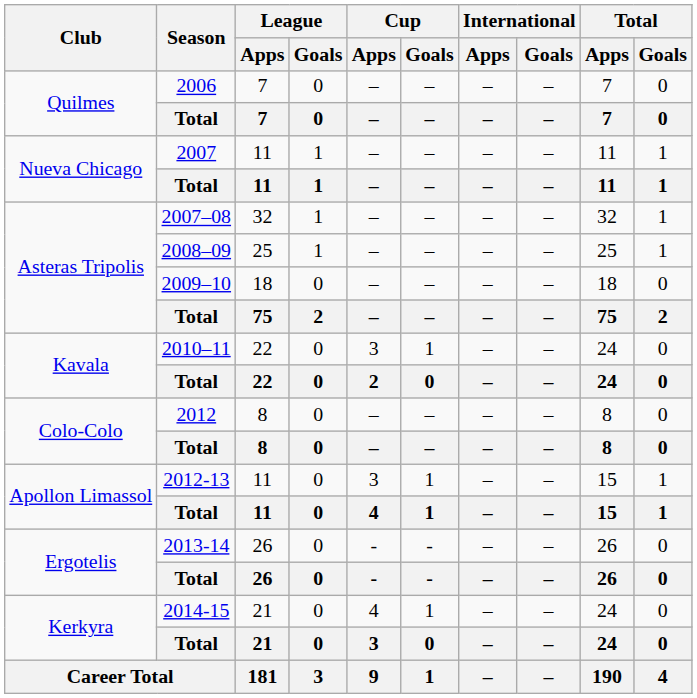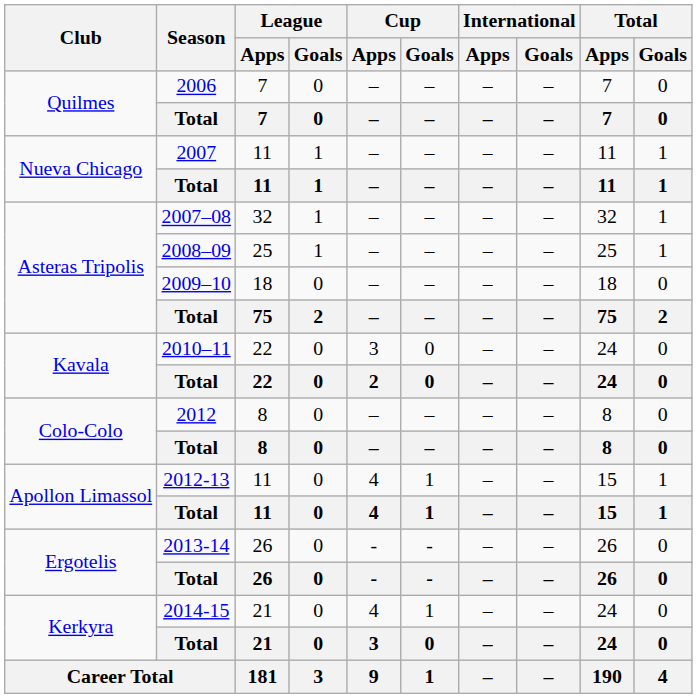(429, 349) 1 -> (429, 349) 0
(374, 480) 3 -> (374, 480) 4
